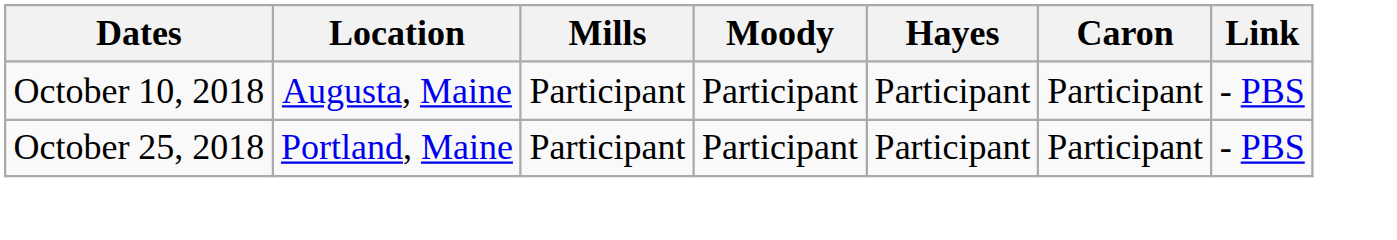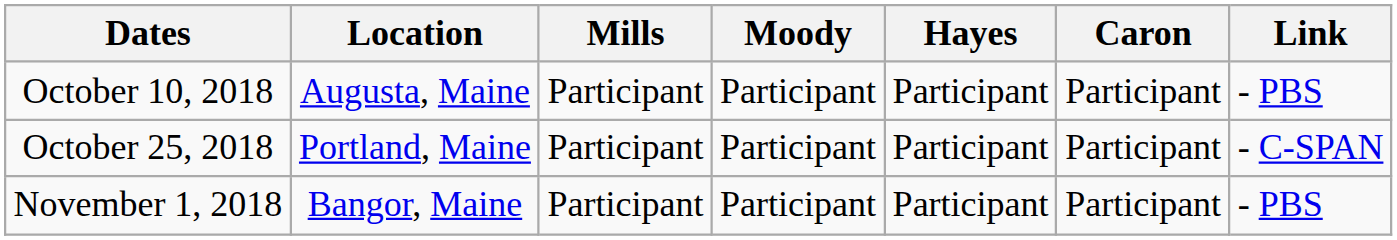(1262, 147) - PBS -> (1311, 147) - C-SPAN
+ row: (148, 204)
